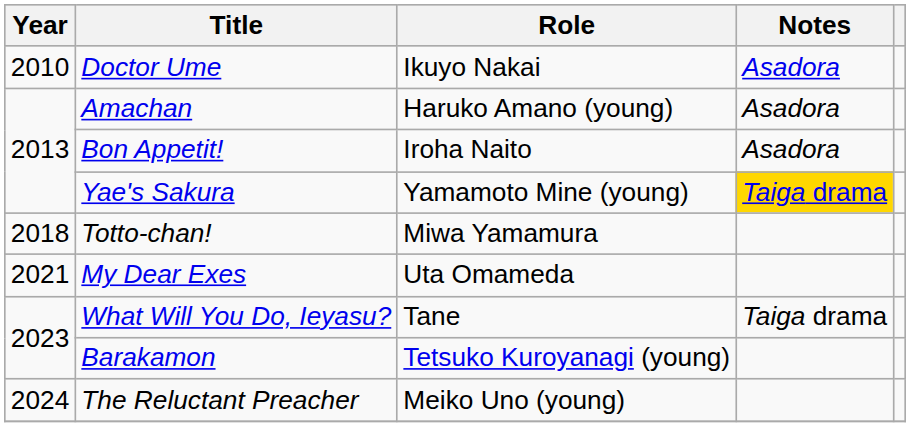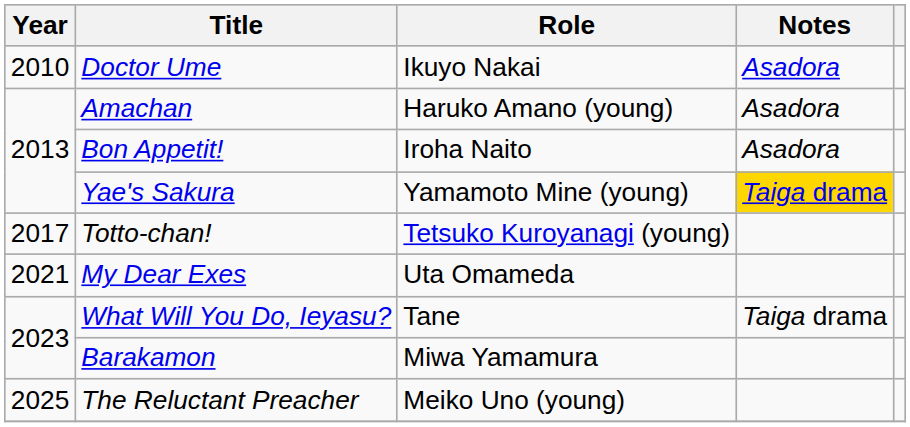(40, 233) 2018 -> (40, 233) 2017
(501, 233) Miwa Yamamura -> (567, 233) Tetsuko Kuroyanagi (young)
(567, 358) Tetsuko Kuroyanagi (young) -> (501, 358) Miwa Yamamura
(40, 399) 2024 -> (40, 399) 2025
